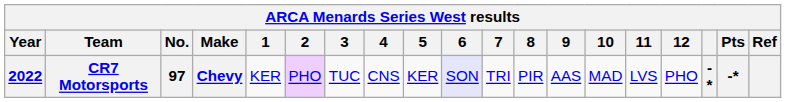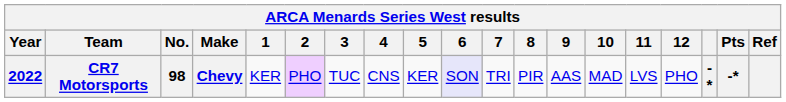(177, 76) 97 -> (177, 76) 98
